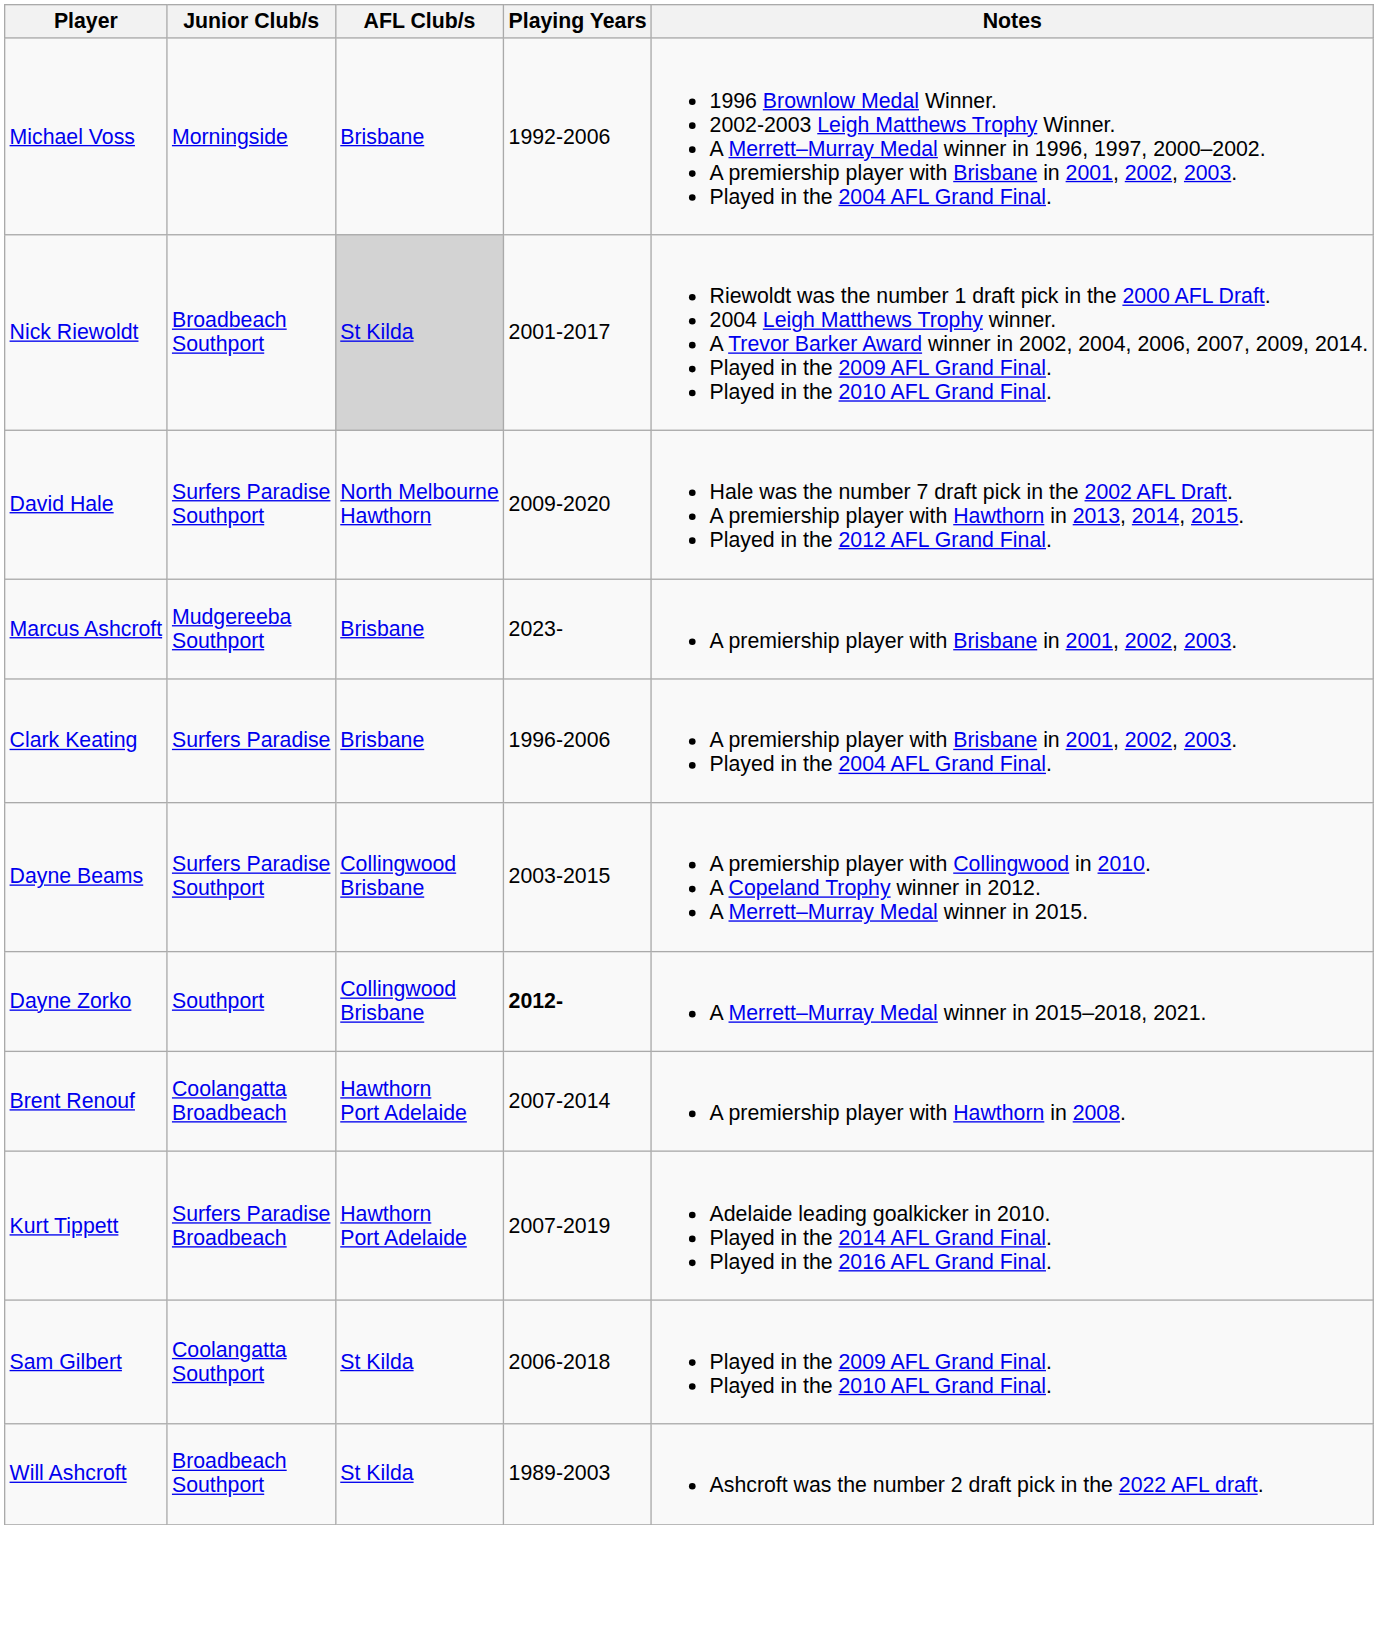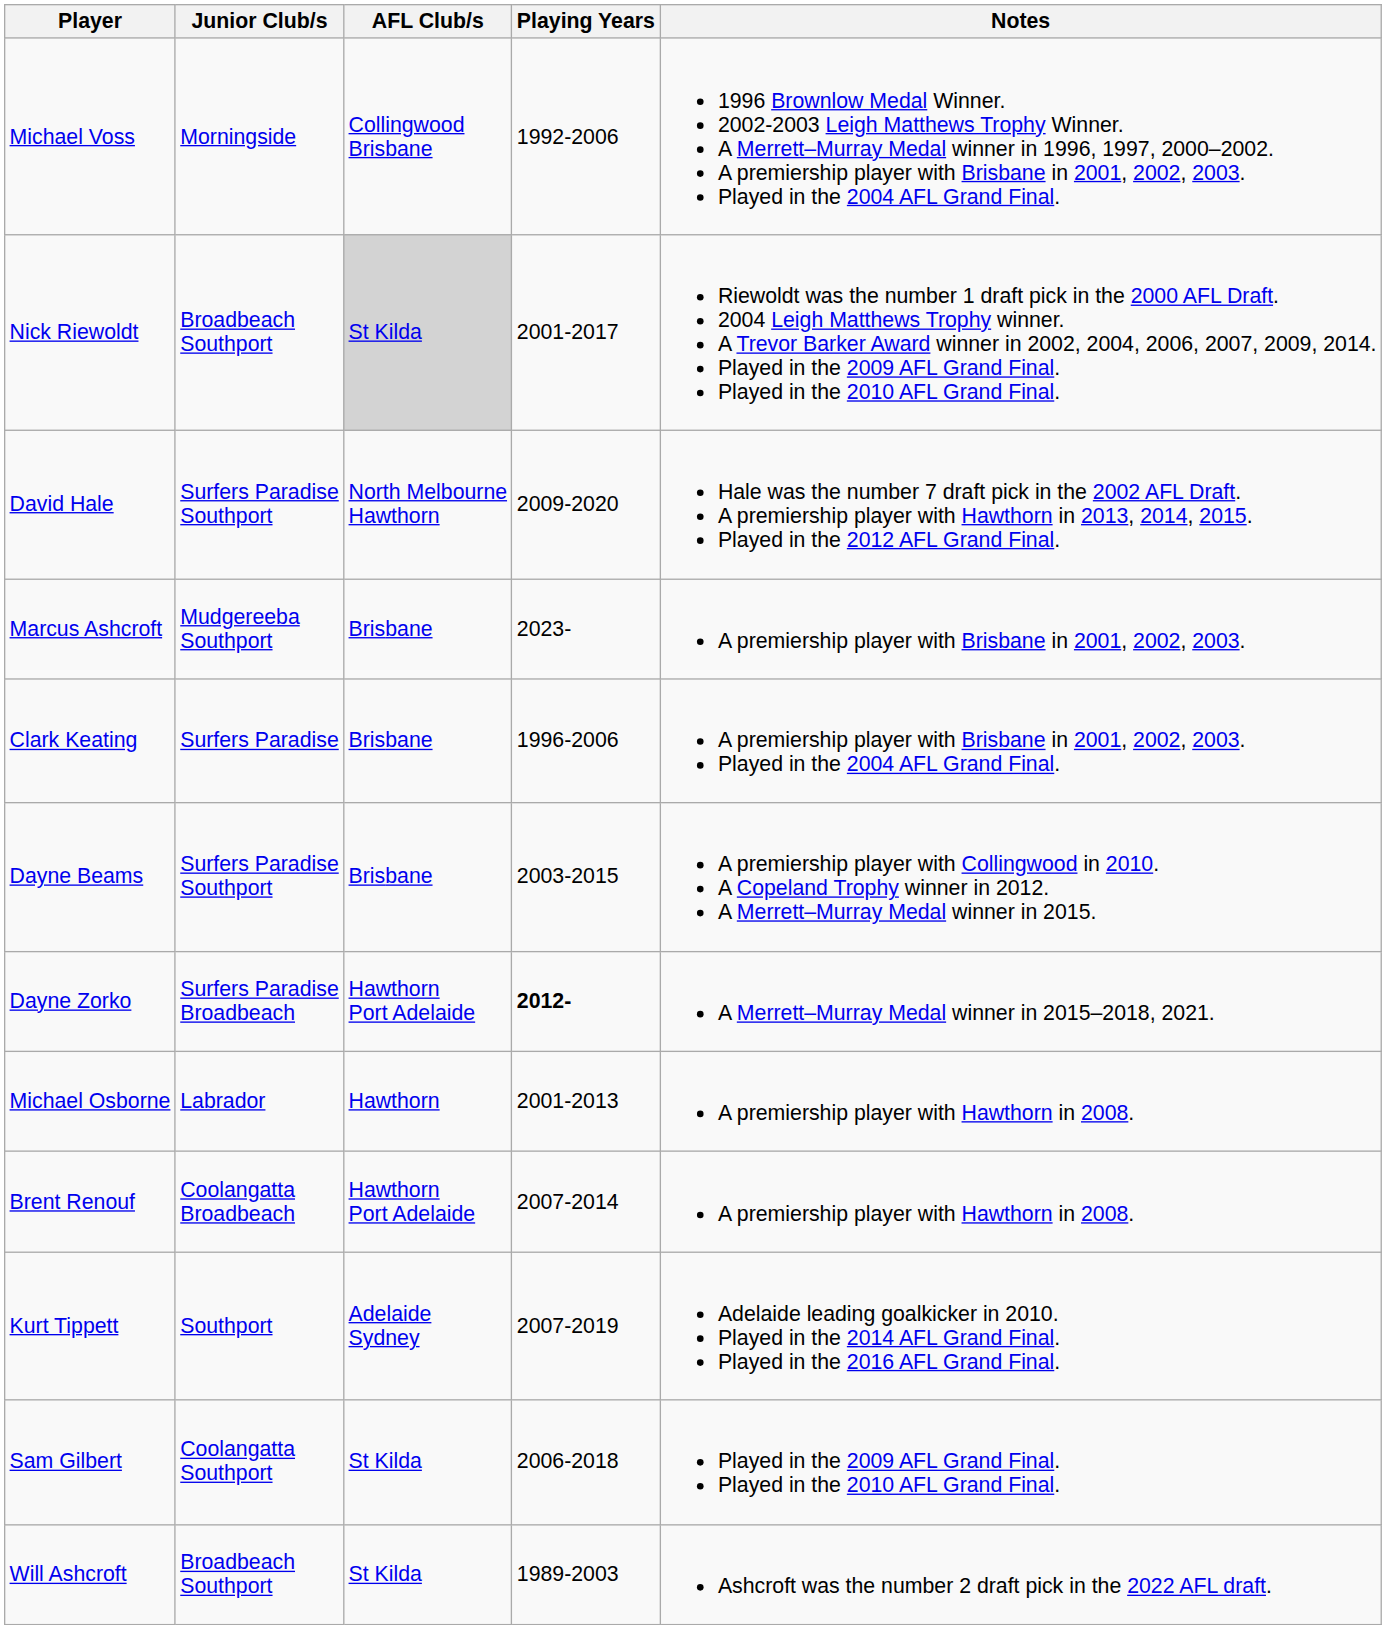(382, 136) Brisbane -> (407, 136) Collingwood Brisbane
(398, 876) Collingwood Brisbane -> (391, 876) Brisbane
(218, 1001) Southport -> (259, 1001) Surfers Paradise Broadbeach
(398, 1001) Collingwood Brisbane -> (412, 1001) Hawthorn Port Adelaide
+ row: (90, 1101)
(251, 1225) Surfers Paradise Broadbeach -> (226, 1325) Southport
(404, 1225) Hawthorn Port Adelaide -> (390, 1325) Adelaide Sydney
